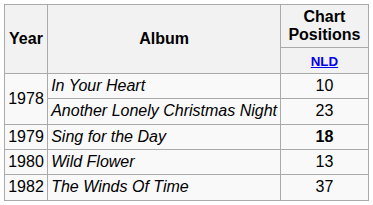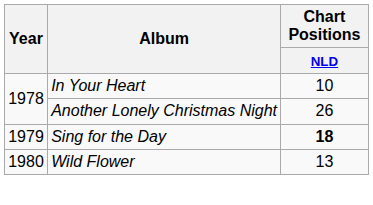(324, 111) 23 -> (324, 111) 26
- row: (120, 187)
